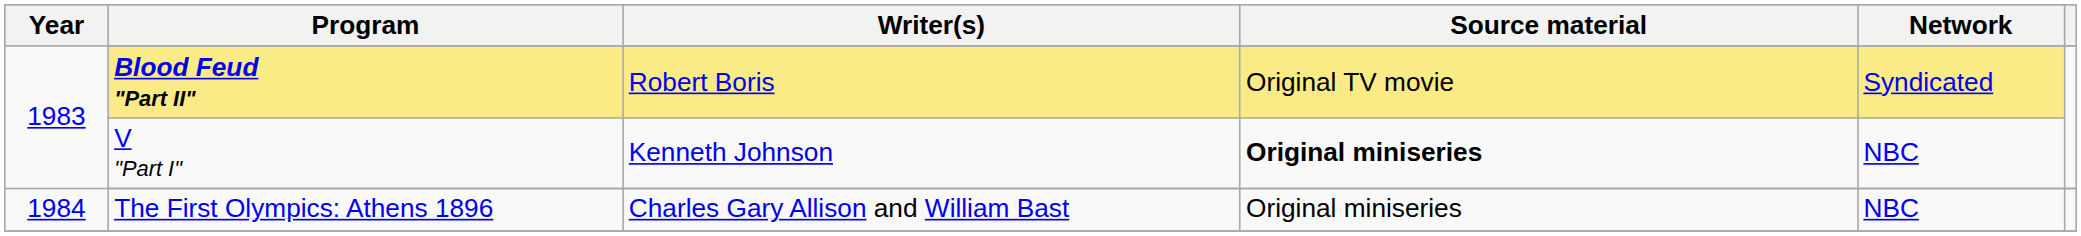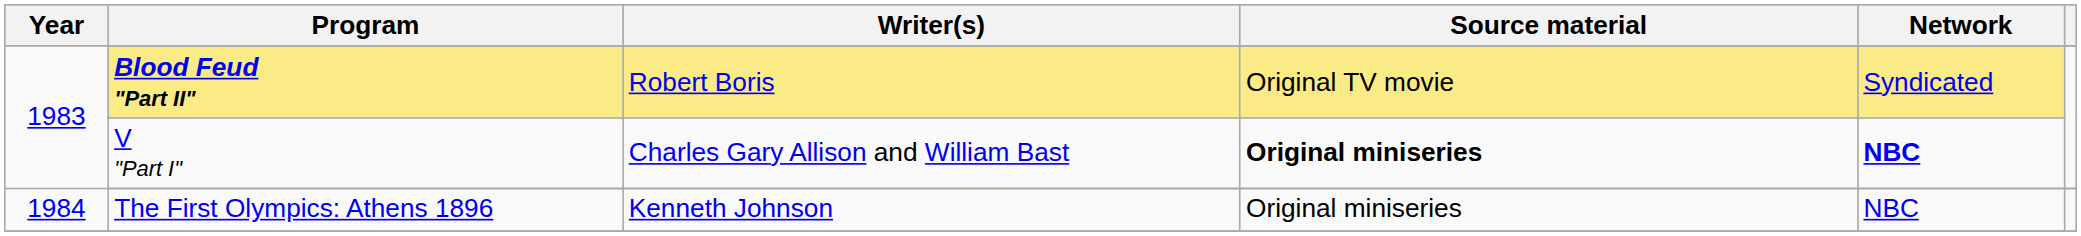(731, 152) Kenneth Johnson -> (849, 152) Charles Gary Allison and William Bast
(1891, 152) normal -> (1892, 152) bold
(849, 209) Charles Gary Allison and William Bast -> (731, 209) Kenneth Johnson
